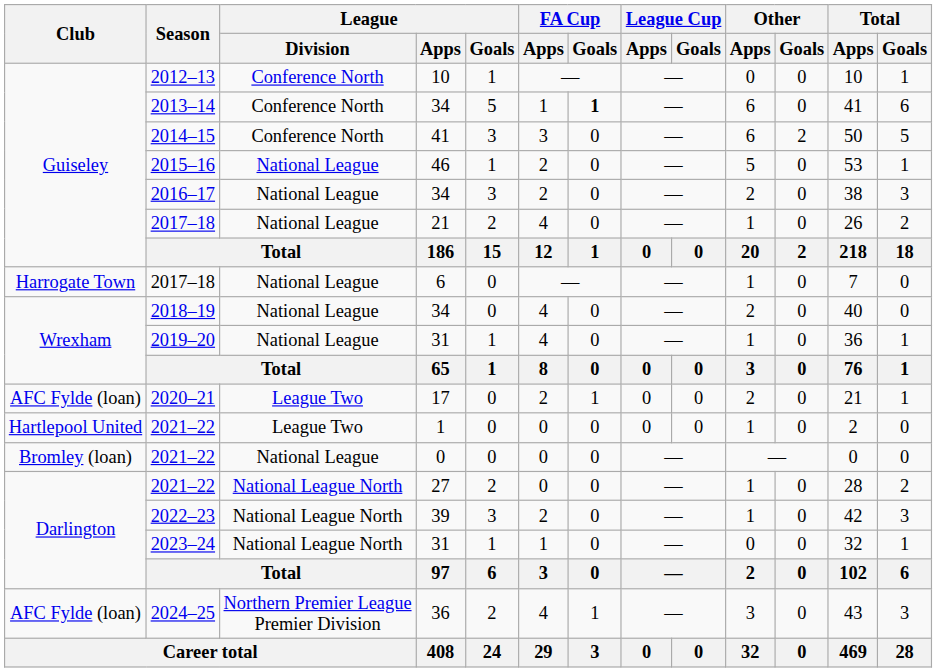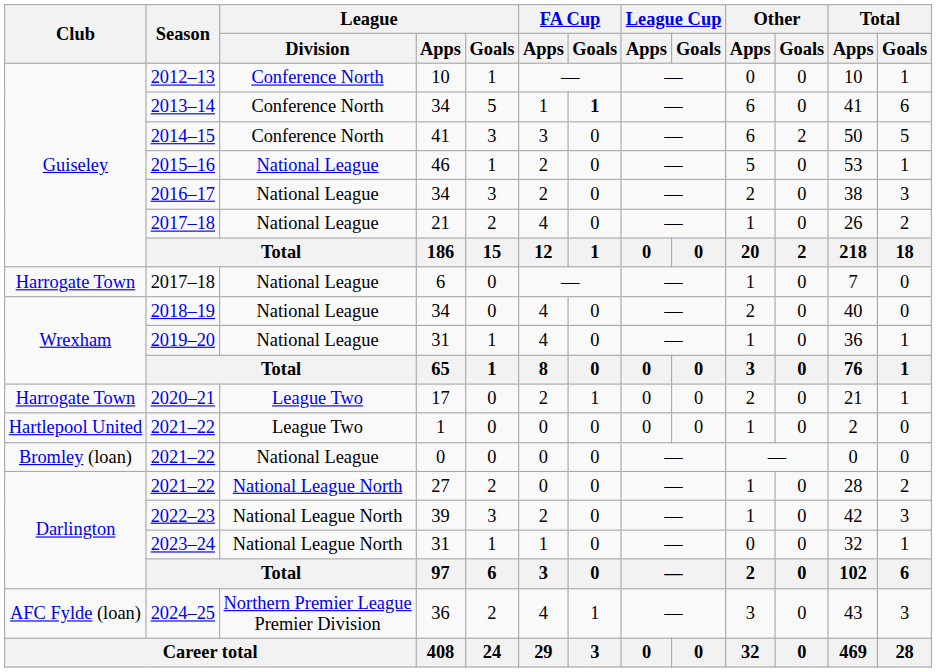(75, 398) AFC Fylde (loan) -> (75, 398) Harrogate Town
